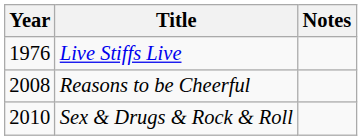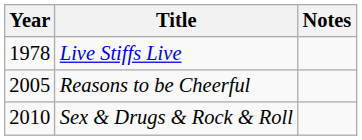(30, 53) 1976 -> (30, 53) 1978
(30, 85) 2008 -> (30, 85) 2005
